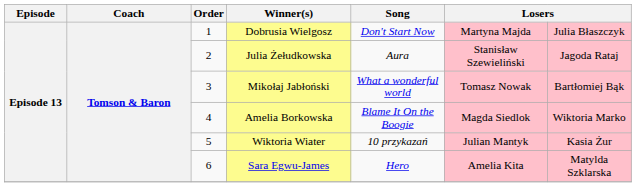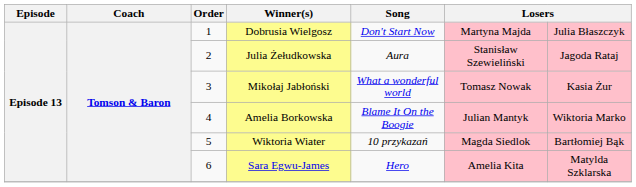(589, 86) Bartłomiej Bąk -> (589, 86) Kasia Żur
(496, 117) Magda Siedlok -> (496, 117) Julian Mantyk
(496, 141) Julian Mantyk -> (496, 141) Magda Siedlok
(589, 141) Kasia Żur -> (589, 141) Bartłomiej Bąk
